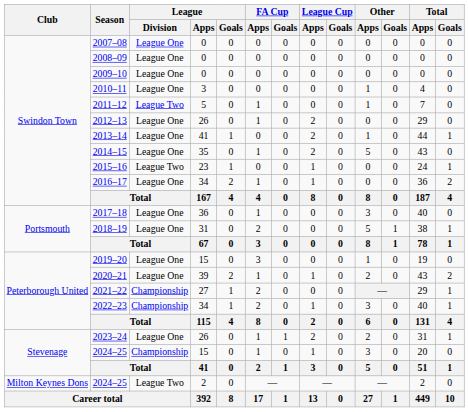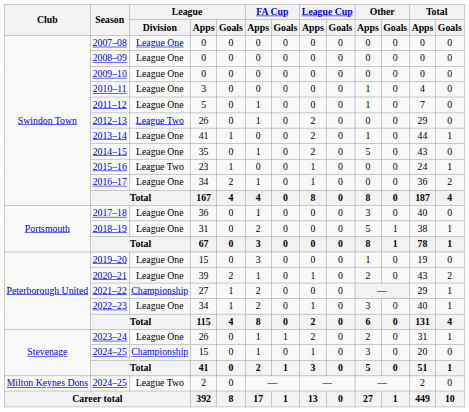(160, 105) League Two -> (160, 105) League One
(160, 120) League One -> (160, 120) League Two
(160, 306) Championship -> (160, 306) League One
